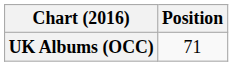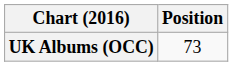(192, 46) 71 -> (192, 46) 73
